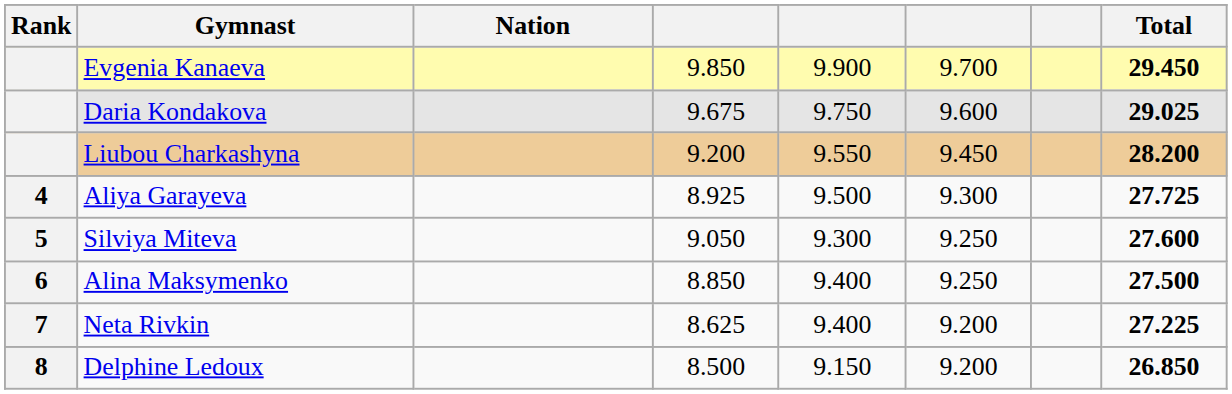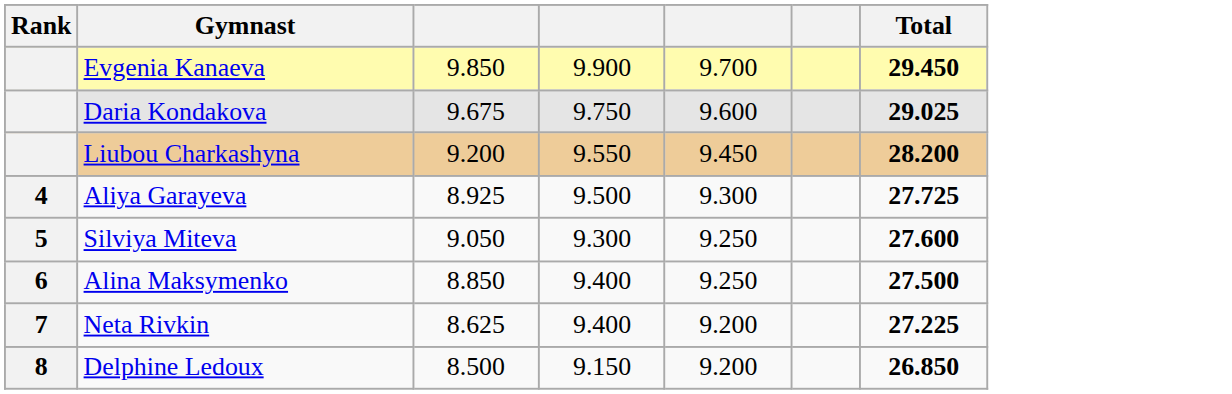- column: (533, 25)
